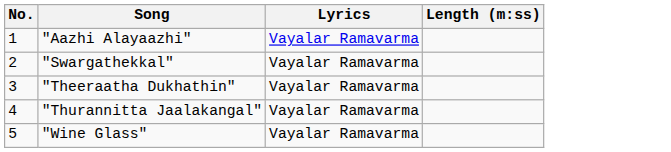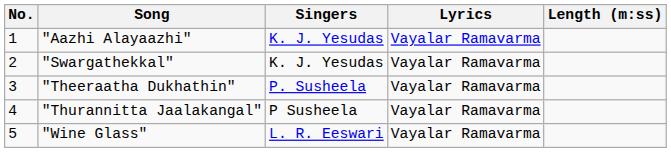+ column: (326, 17)
